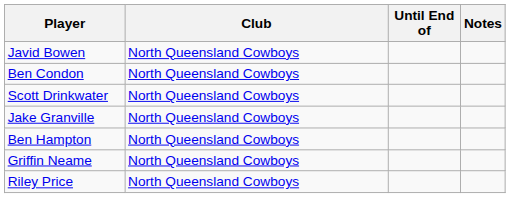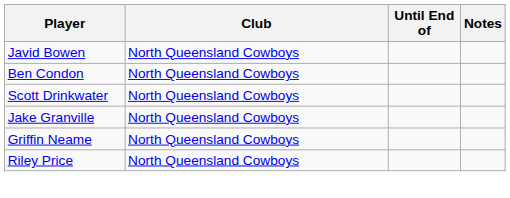- row: (49, 139)
